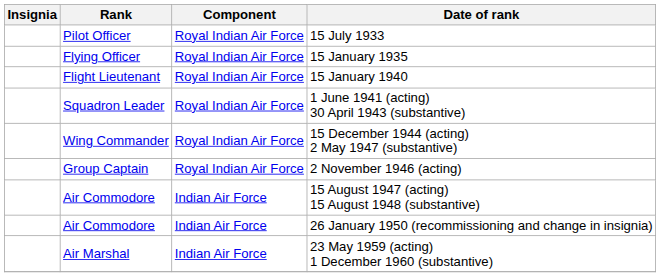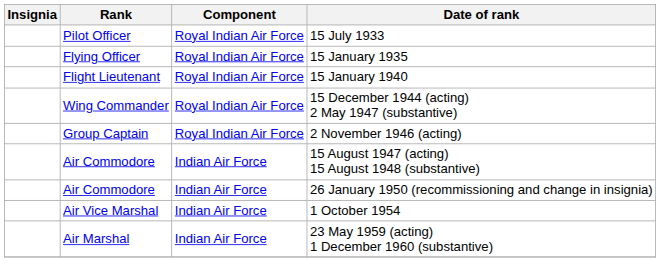- row: (388, 105)
+ row: (355, 210)
